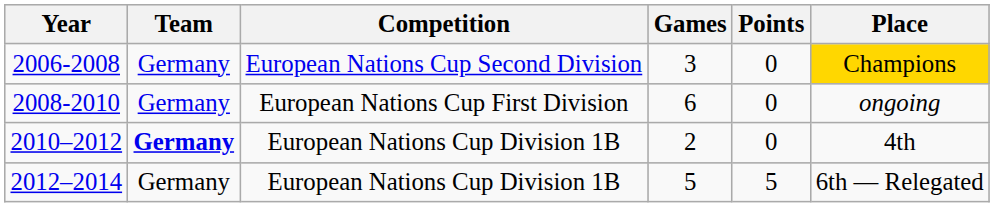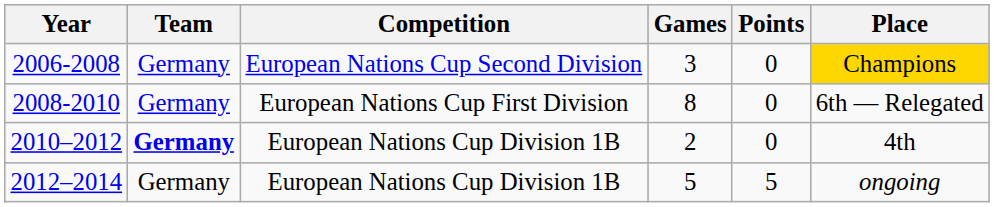(690, 102) 6 -> (690, 102) 8
(900, 102) ongoing -> (900, 102) 6th — Relegated
(900, 181) 6th — Relegated -> (900, 181) ongoing
